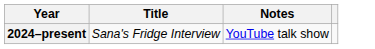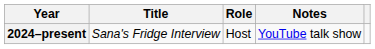+ column: (239, 14)
